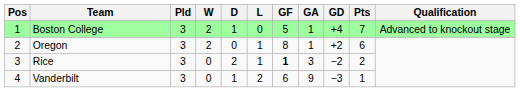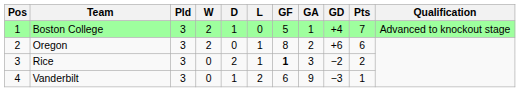(311, 45) 1 -> (311, 45) 2
(337, 45) +2 -> (337, 45) +6
